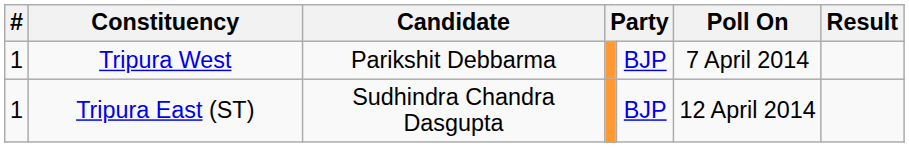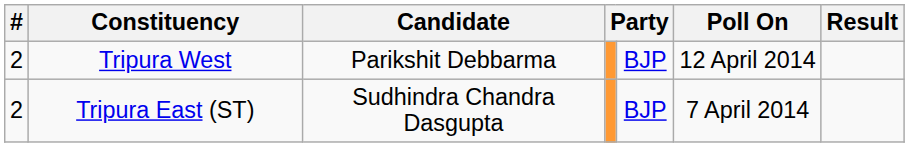(17, 60) 1 -> (17, 60) 2
(748, 60) 7 April 2014 -> (748, 60) 12 April 2014
(17, 110) 1 -> (17, 110) 2
(748, 110) 12 April 2014 -> (748, 110) 7 April 2014
